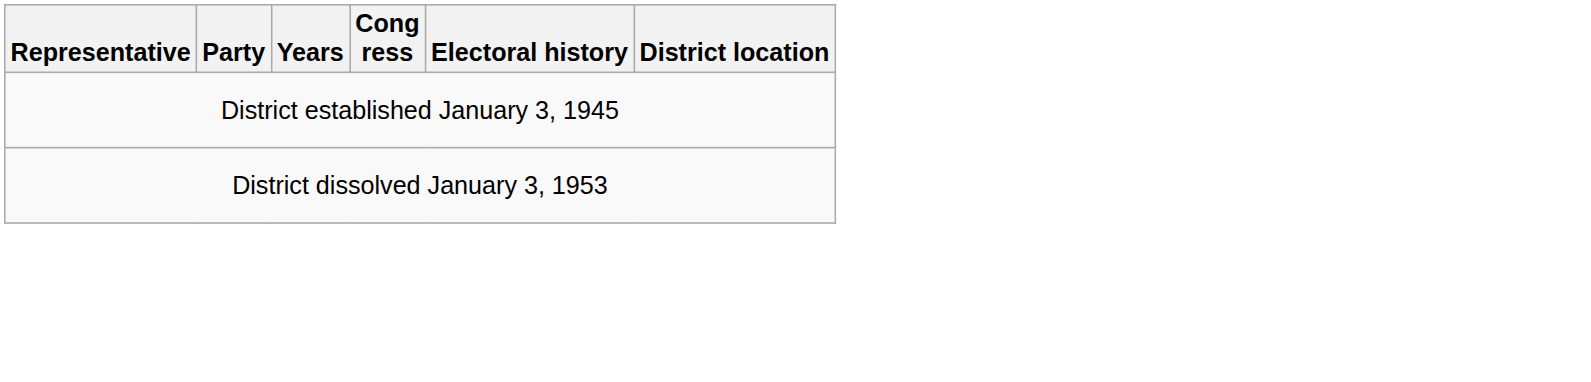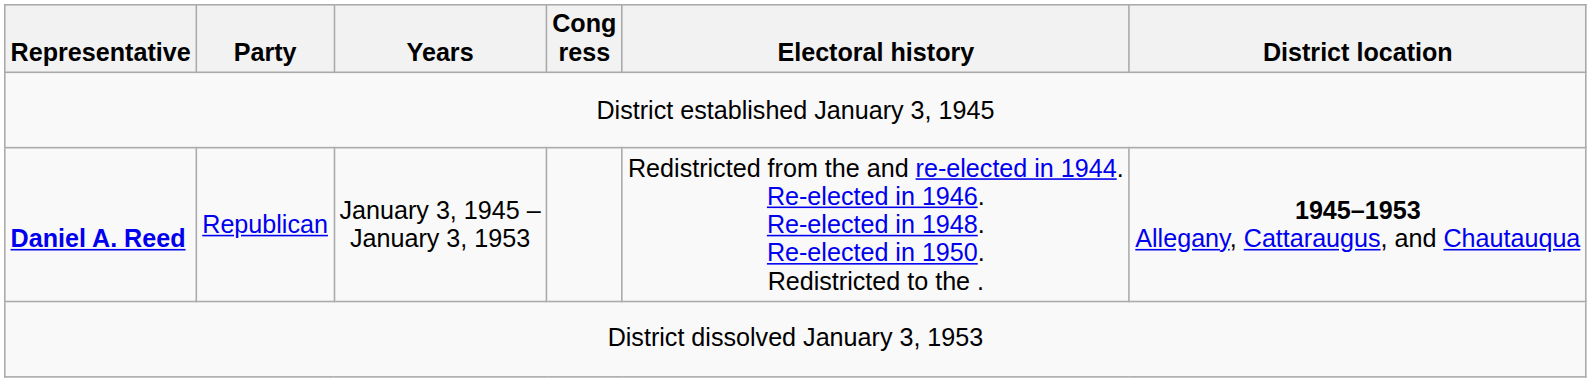+ row: (98, 238)
